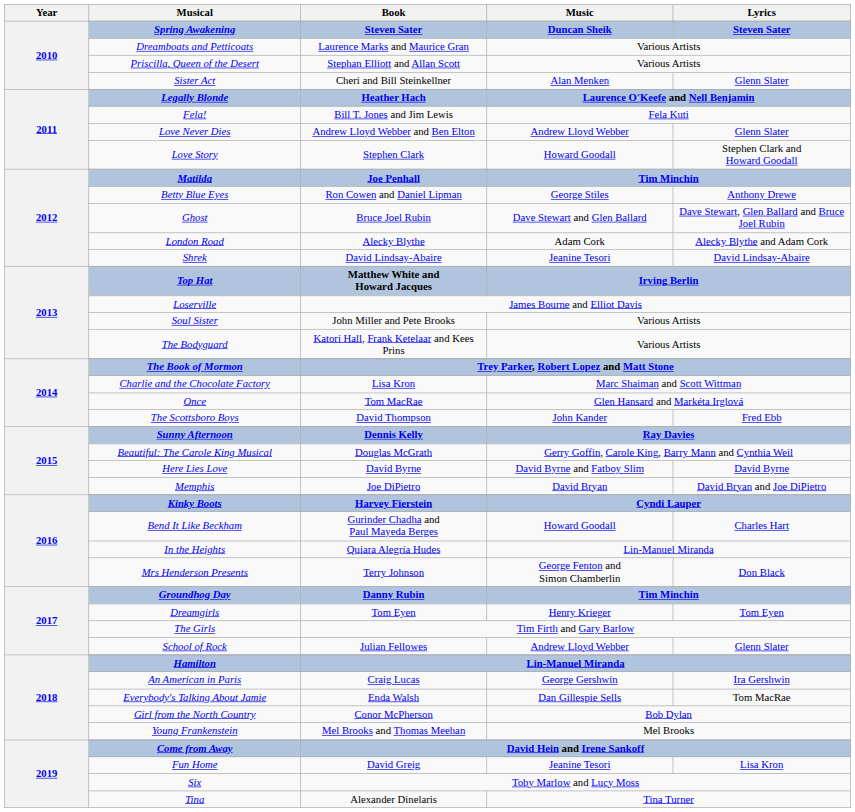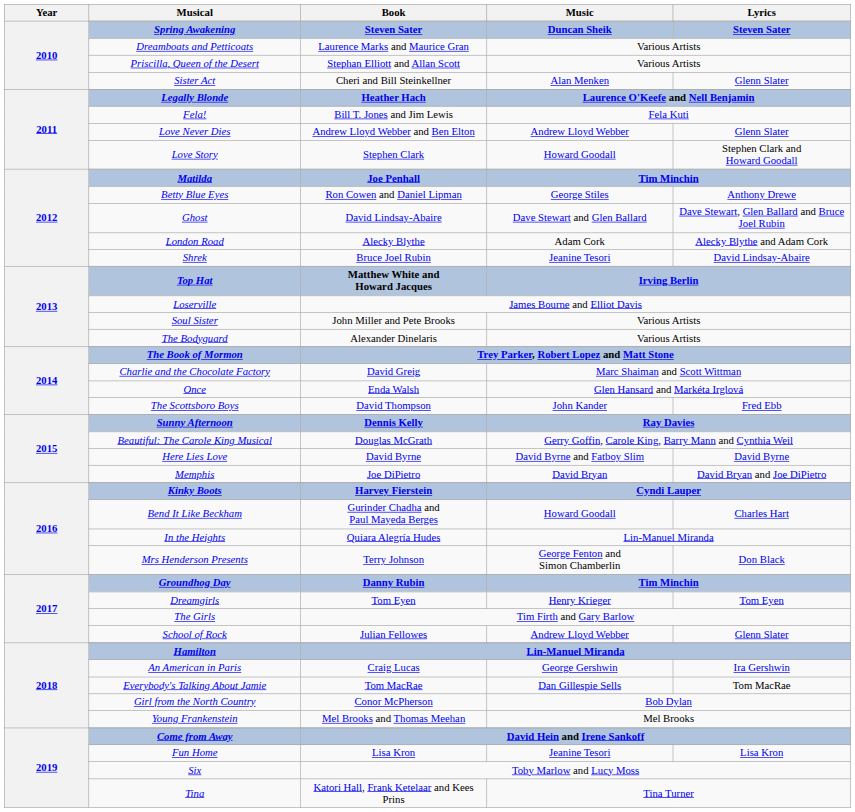(394, 218) Bruce Joel Rubin -> (394, 218) David Lindsay-Abaire
(394, 258) David Lindsay-Abaire -> (394, 258) Bruce Joel Rubin
(394, 344) Katori Hall, Frank Ketelaar and Kees Prins -> (394, 338) Alexander Dinelaris
(394, 384) Lisa Kron -> (394, 372) David Greig
(394, 401) Tom MacRae -> (394, 389) Enda Walsh
(394, 697) Enda Walsh -> (394, 685) Tom MacRae
(394, 765) David Greig -> (394, 753) Lisa Kron
(394, 799) Alexander Dinelaris -> (394, 793) Katori Hall, Frank Ketelaar and Kees Prins
